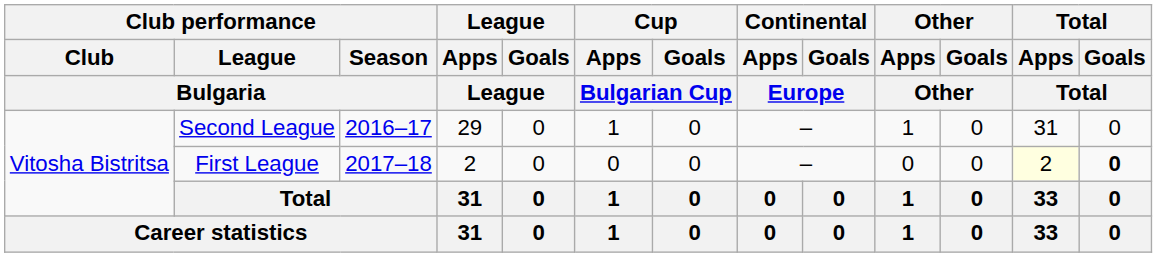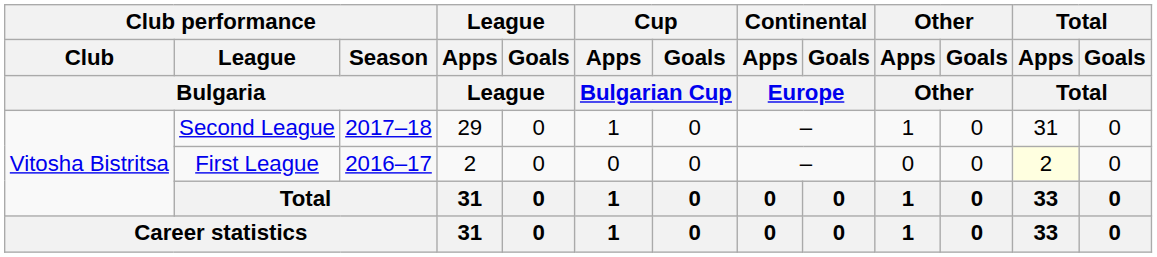(388, 127) 2016–17 -> (388, 127) 2017–18
(388, 163) 2017–18 -> (388, 163) 2016–17
(1115, 163) bold -> (1115, 163) normal
